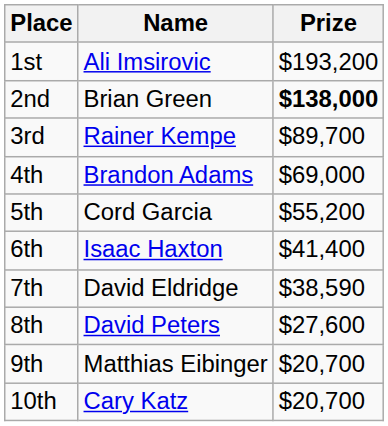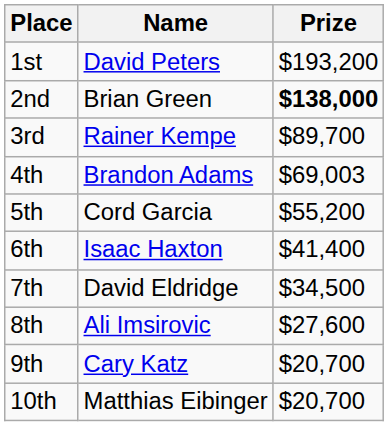(147, 61) Ali Imsirovic -> (152, 61) David Peters
(322, 174) $69,000 -> (322, 174) $69,003
(322, 288) $38,590 -> (322, 288) $34,500
(152, 325) David Peters -> (147, 325) Ali Imsirovic
(176, 363) Matthias Eibinger -> (136, 363) Cary Katz
(136, 401) Cary Katz -> (176, 401) Matthias Eibinger
